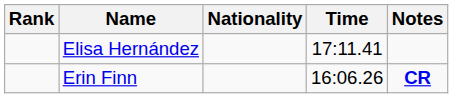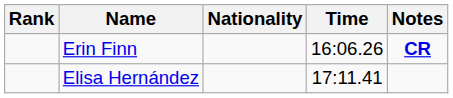rows swapped: (100, 78) <-> (131, 48)
